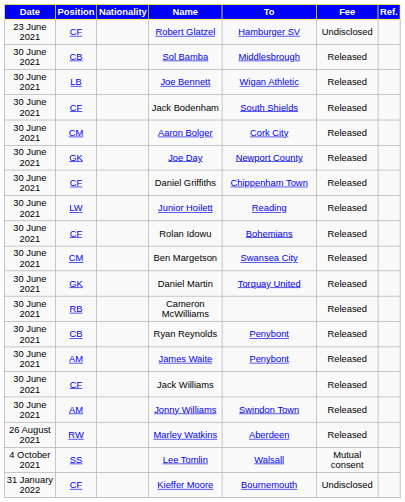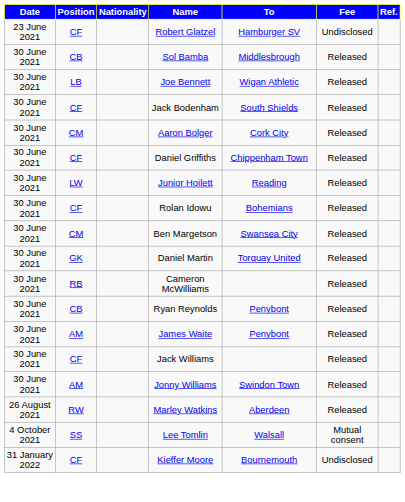- row: (185, 158)
